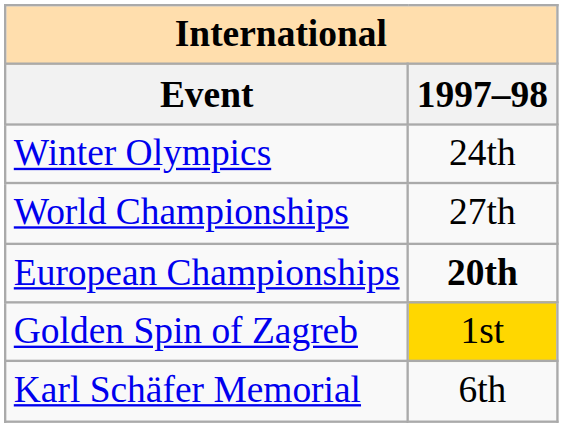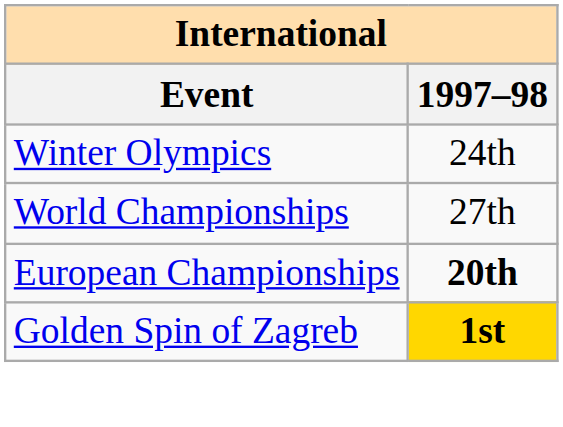(482, 331) normal -> (482, 331) bold
- row: (187, 390)
